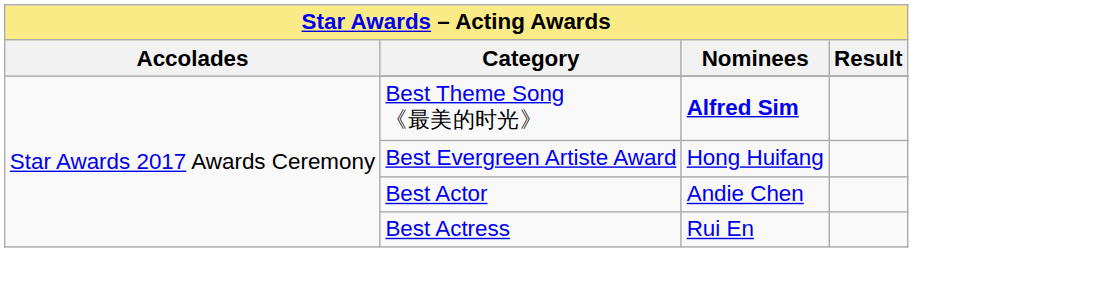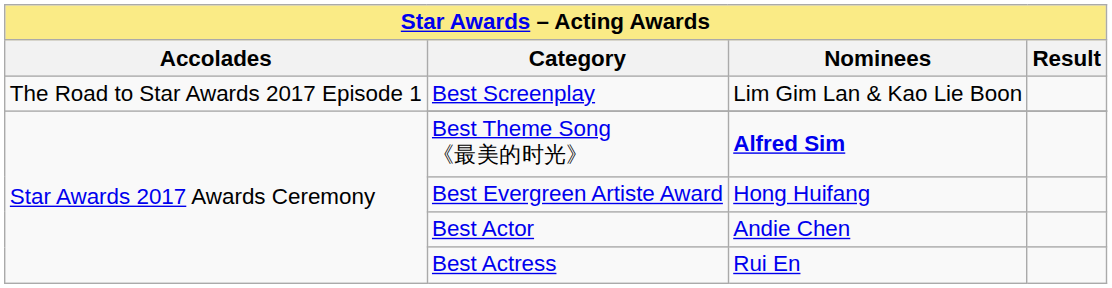+ row: (514, 93)
